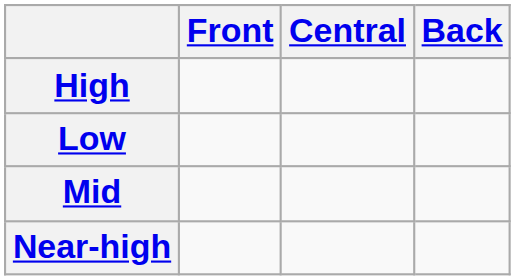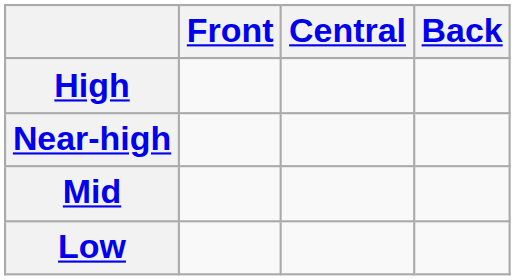rows swapped: (92, 246) <-> (92, 138)
